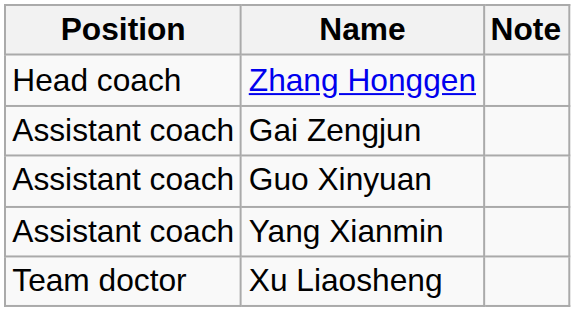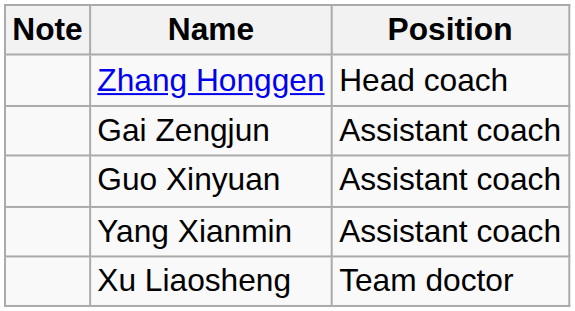columns swapped: (123, 29) <-> (526, 29)
